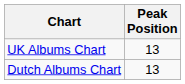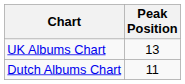(152, 69) 13 -> (152, 69) 11
